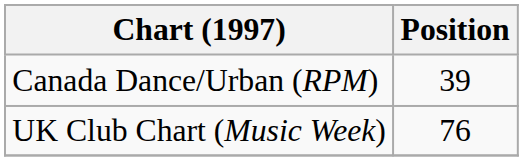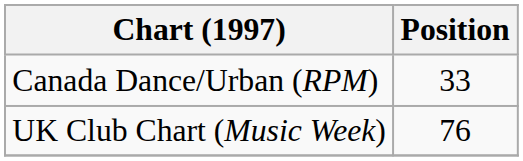(455, 79) 39 -> (455, 79) 33
